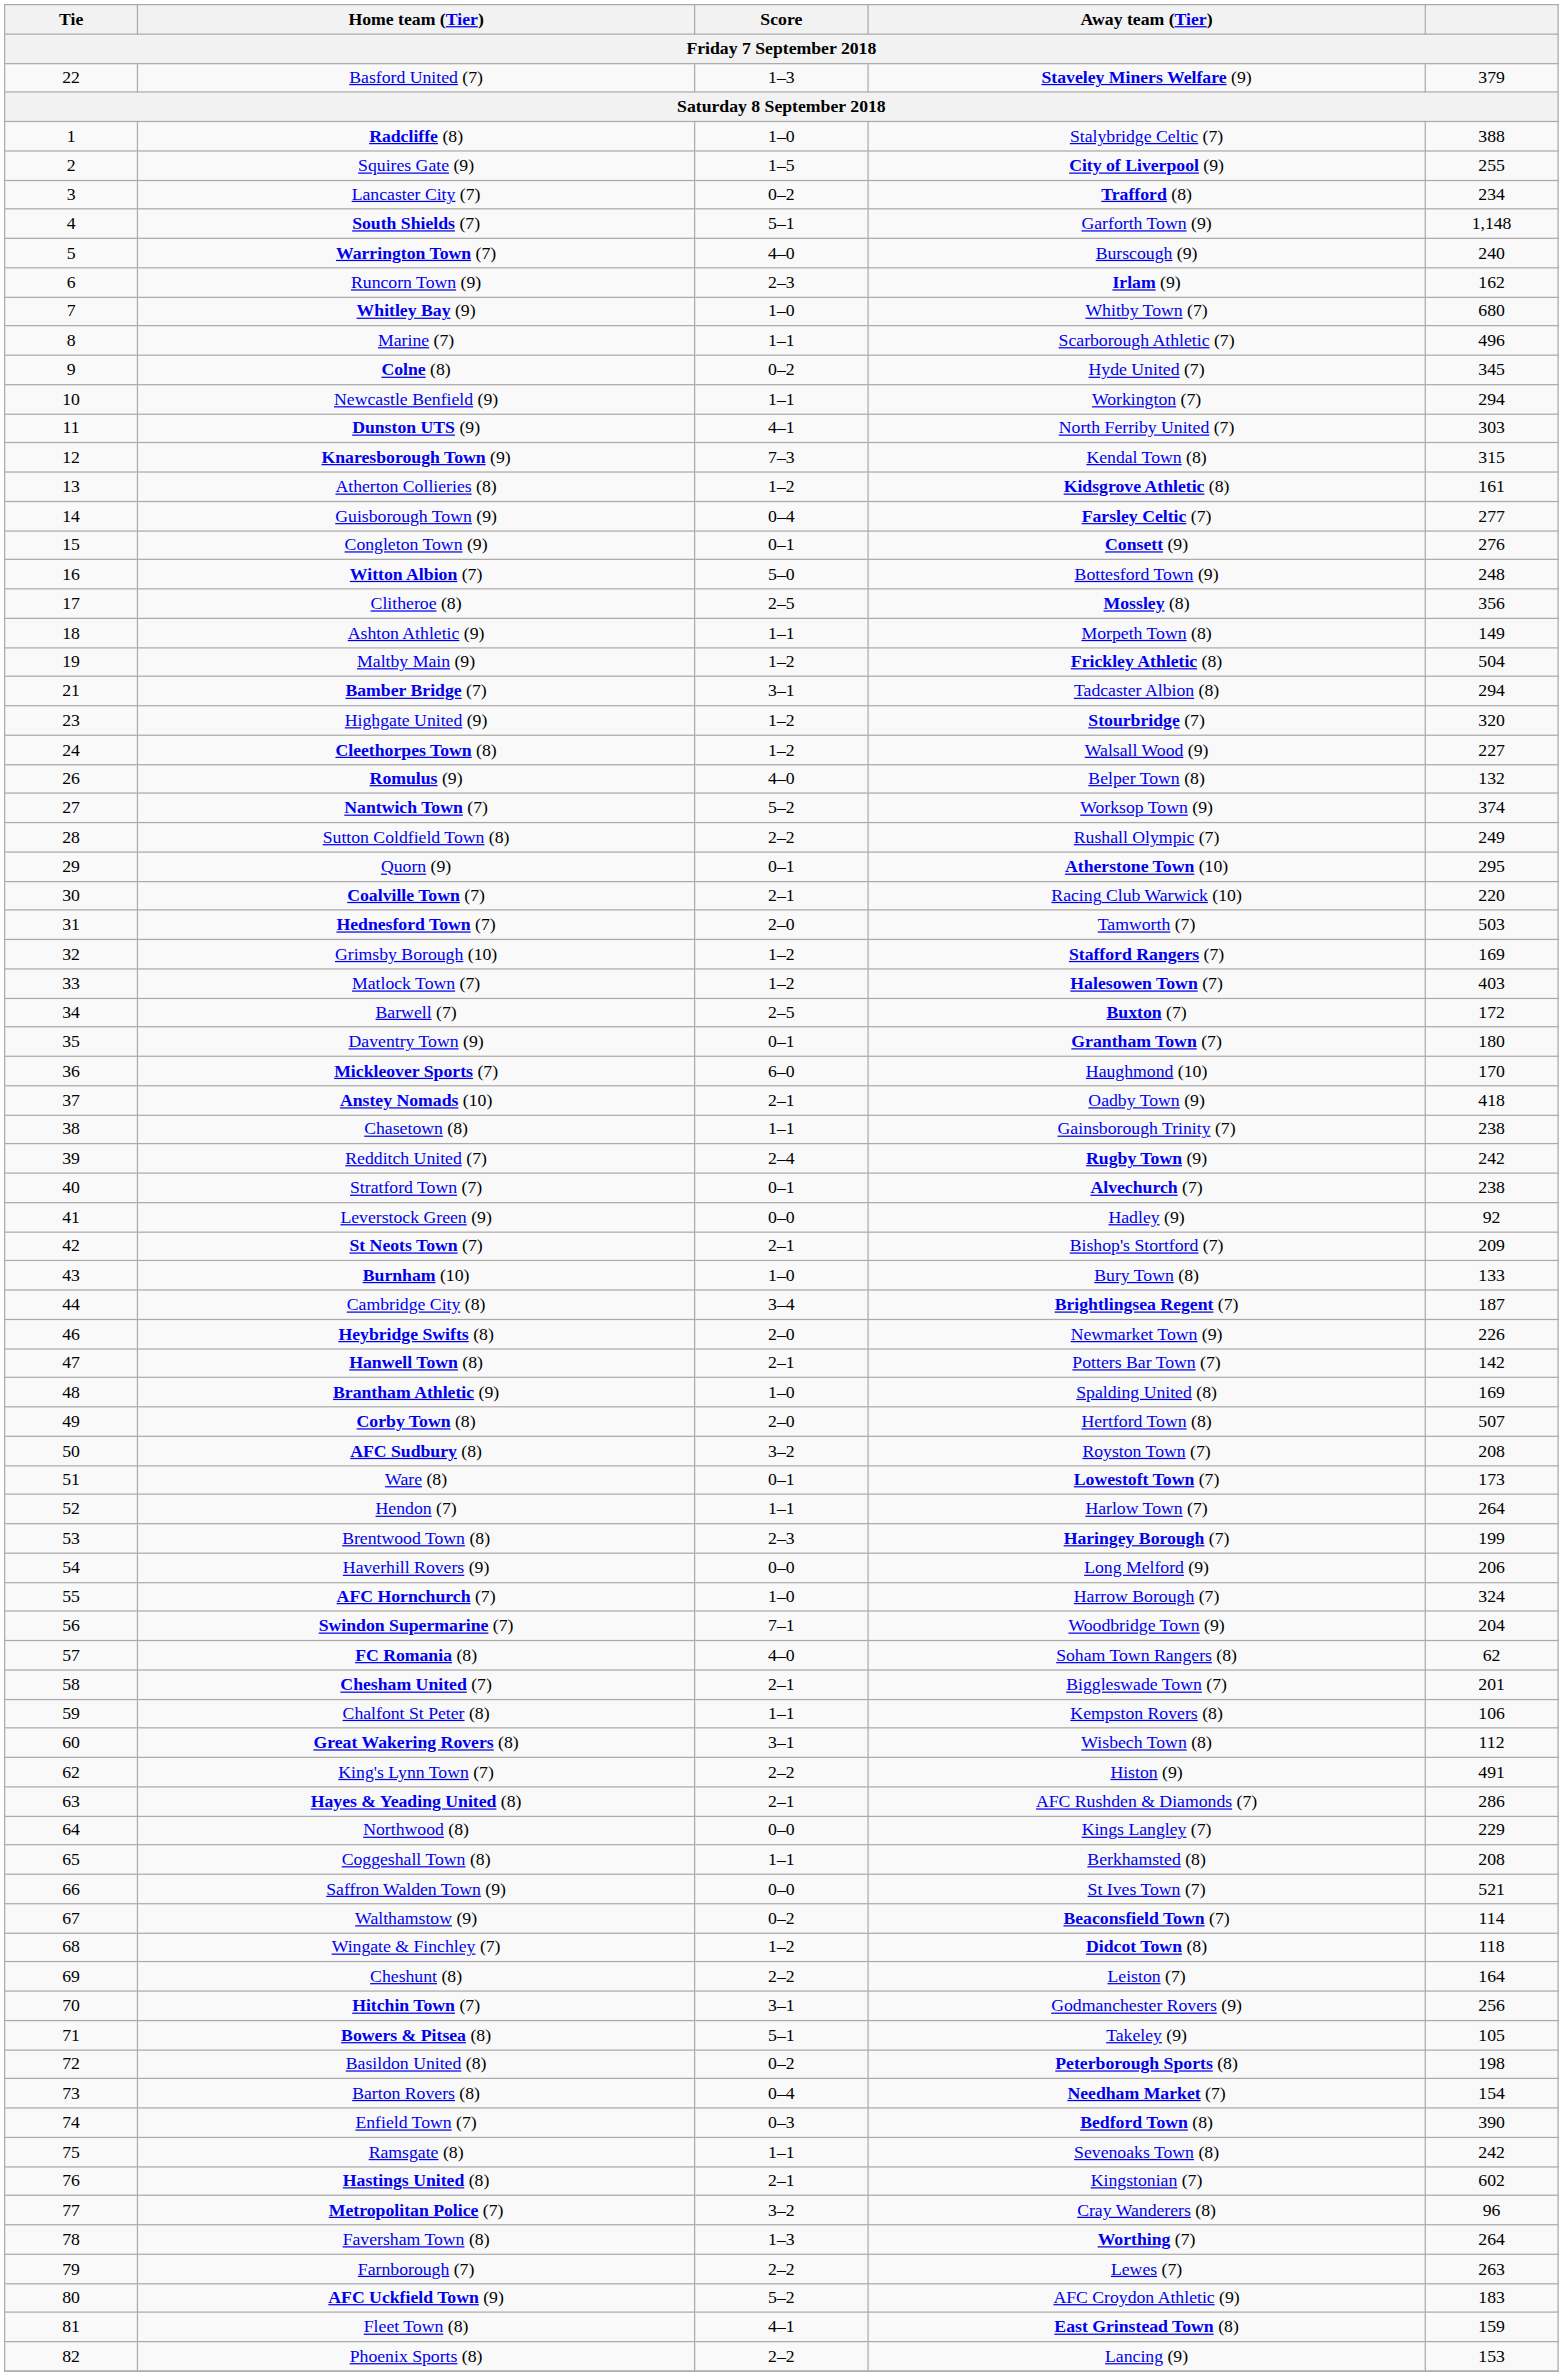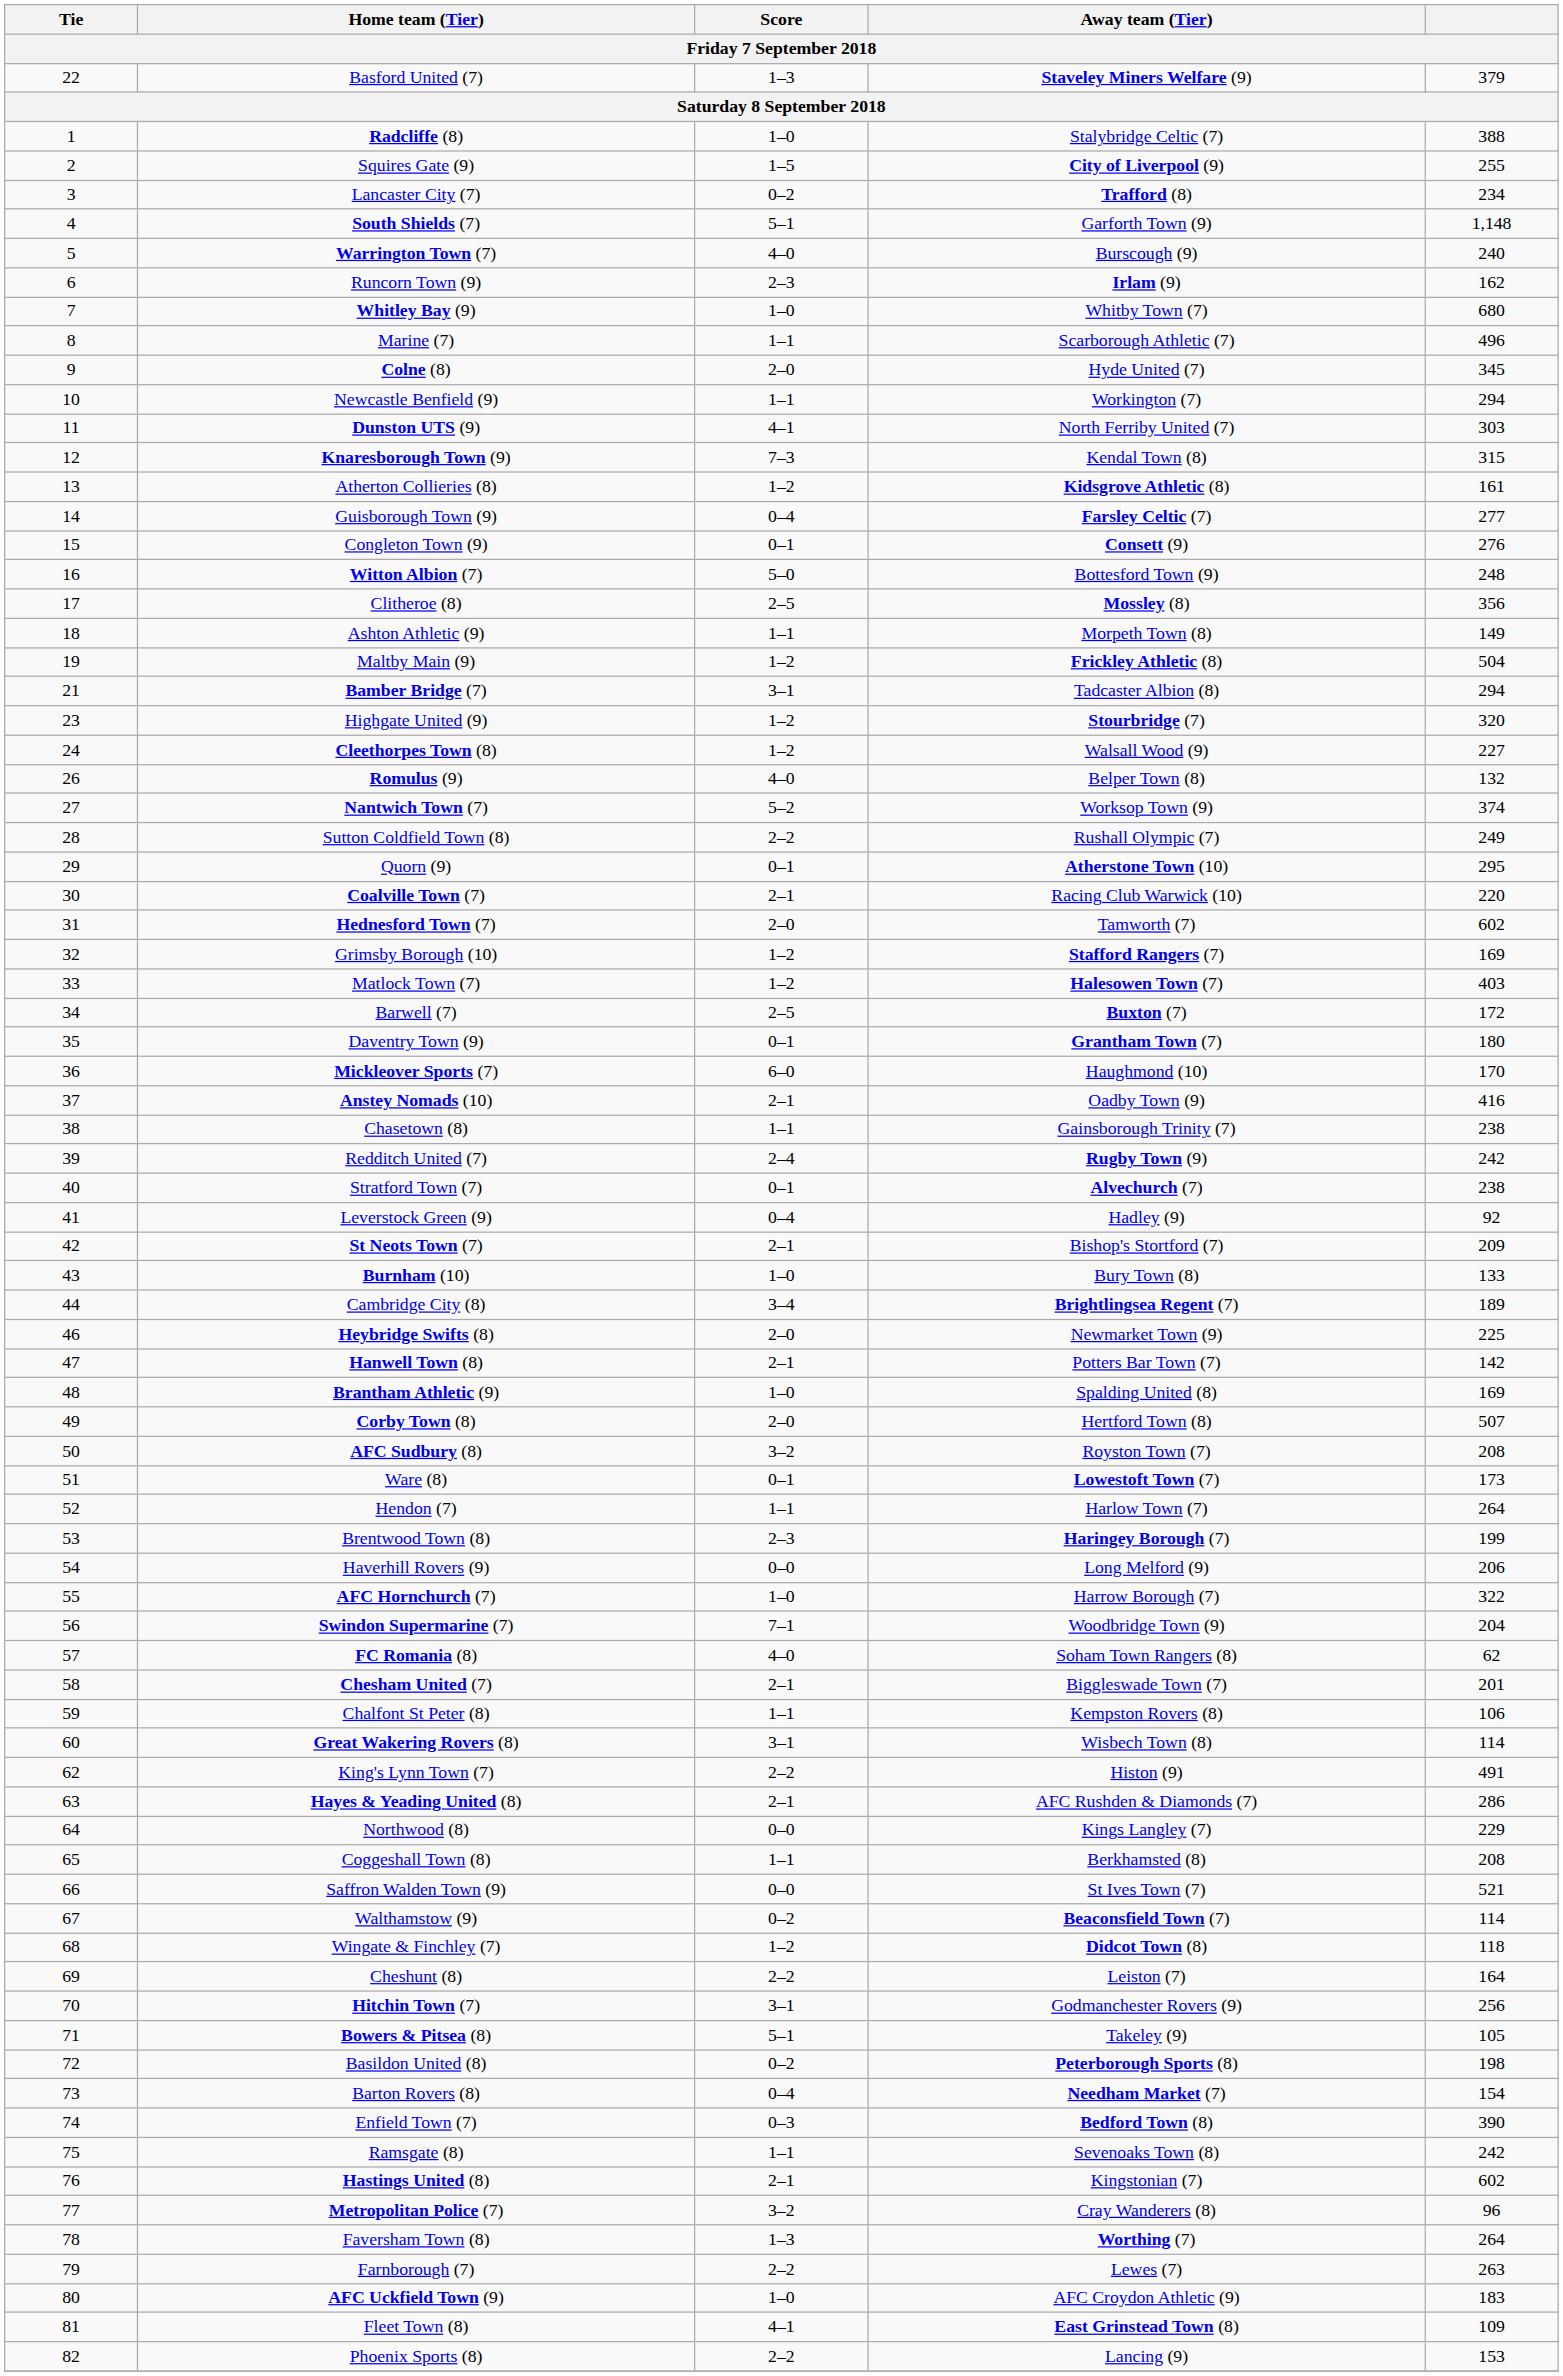(781, 370) 0–2 -> (781, 370) 2–0
(1492, 925) 503 -> (1492, 925) 602
(1492, 1100) 418 -> (1492, 1100) 416
(781, 1217) 0–0 -> (781, 1217) 0–4
(1492, 1304) 187 -> (1492, 1304) 189
(1492, 1334) 226 -> (1492, 1334) 225
(1492, 1596) 324 -> (1492, 1596) 322
(1492, 1743) 112 -> (1492, 1743) 114
(781, 2298) 5–2 -> (781, 2298) 1–0
(1492, 2327) 159 -> (1492, 2327) 109
